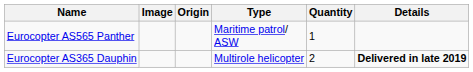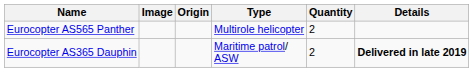(251, 36) Maritime patrol/ ASW -> (259, 30) Multirole helicopter
(312, 36) 1 -> (312, 30) 2
(259, 59) Multirole helicopter -> (251, 53) Maritime patrol/ ASW
